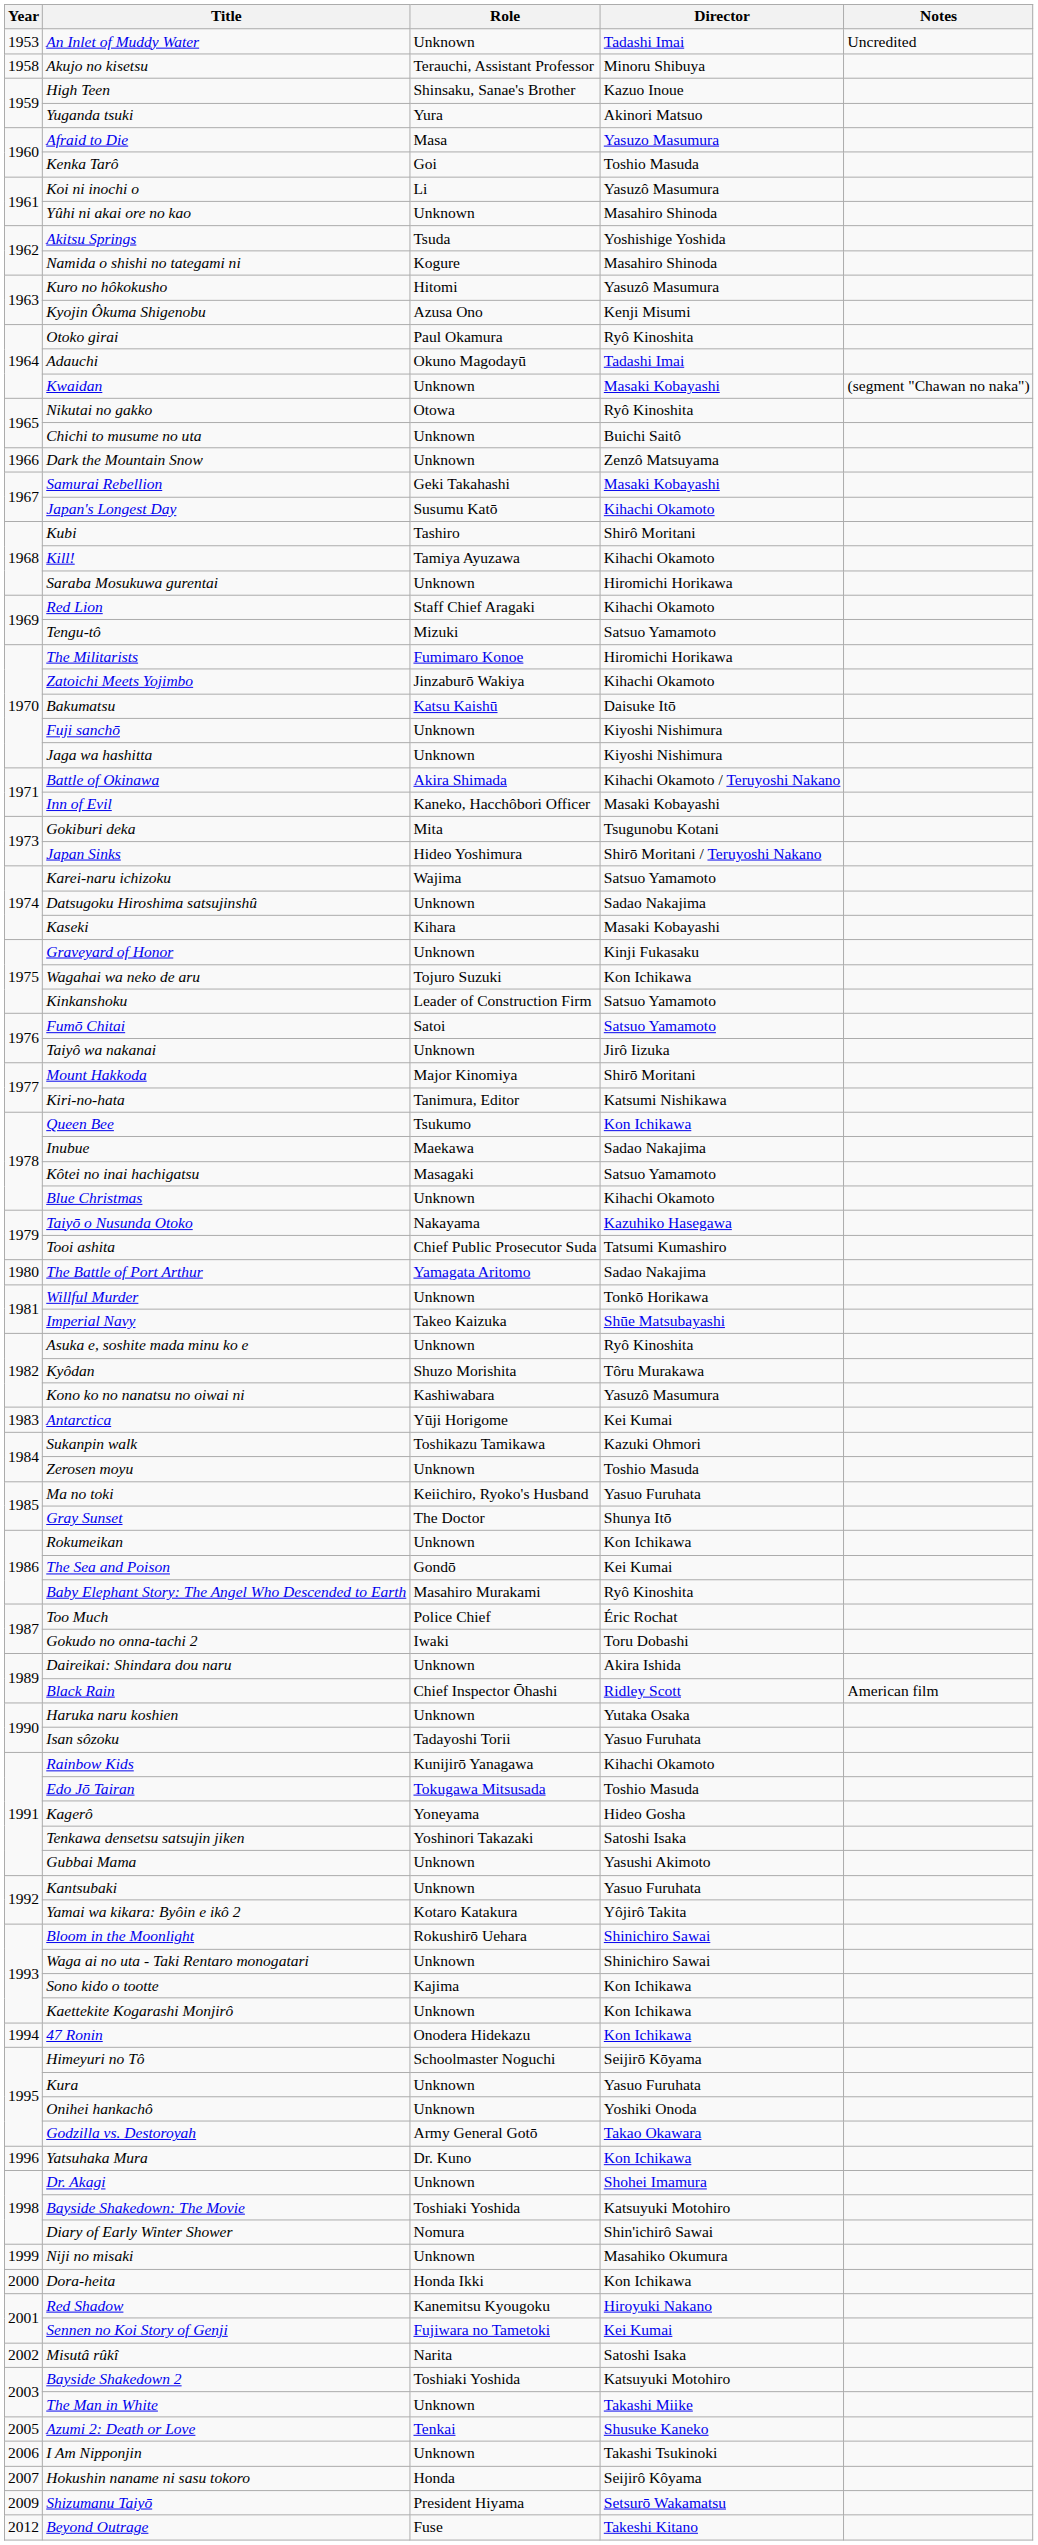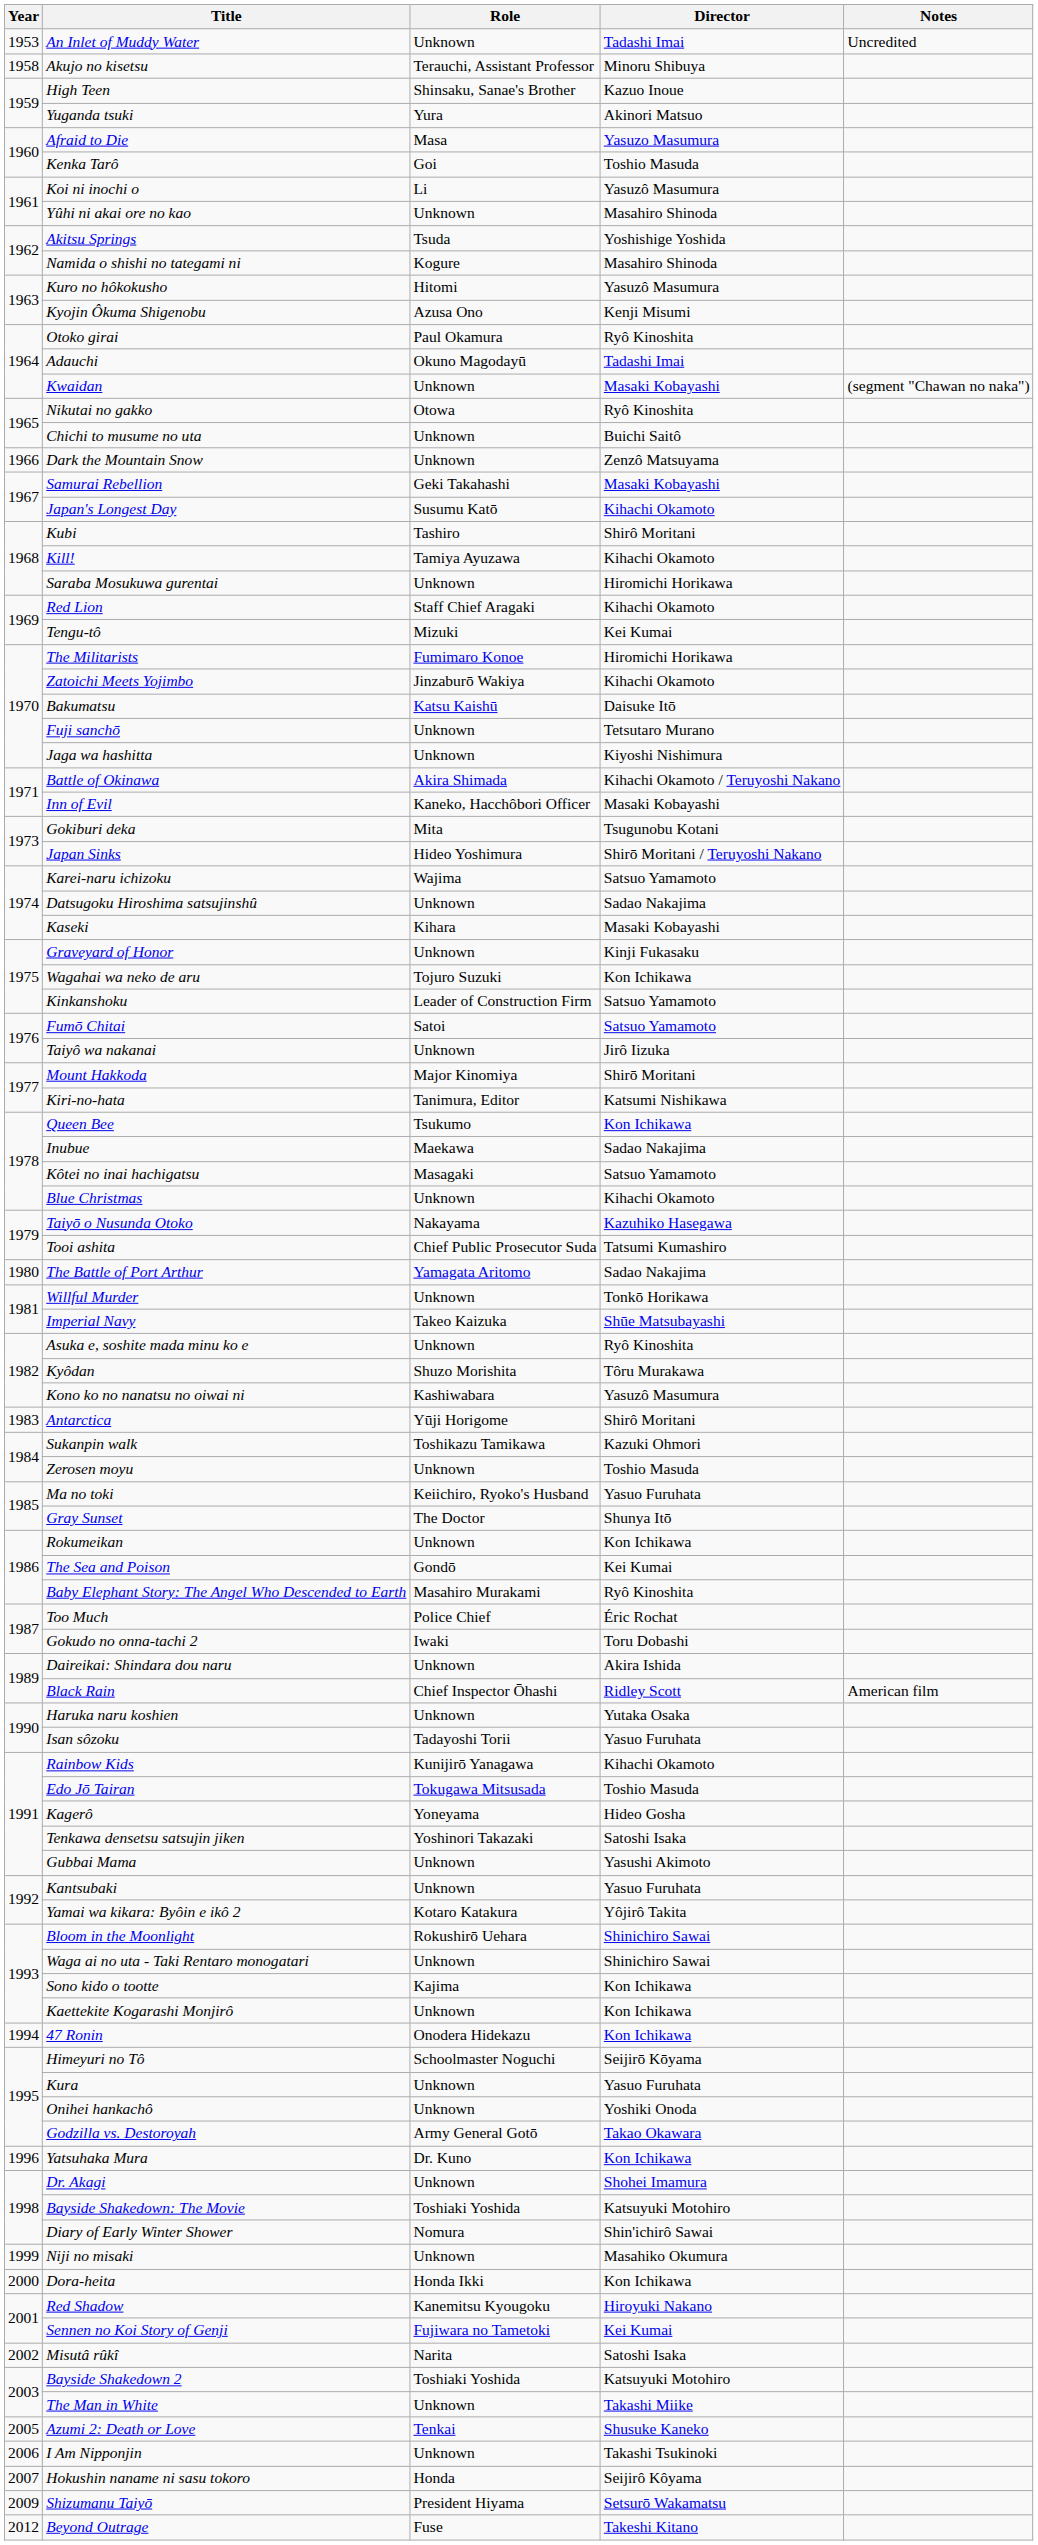(660, 632) Satsuo Yamamoto -> (638, 632) Kei Kumai
(663, 730) Kiyoshi Nishimura -> (659, 730) Tetsutaro Murano
(638, 1419) Kei Kumai -> (650, 1419) Shirô Moritani
